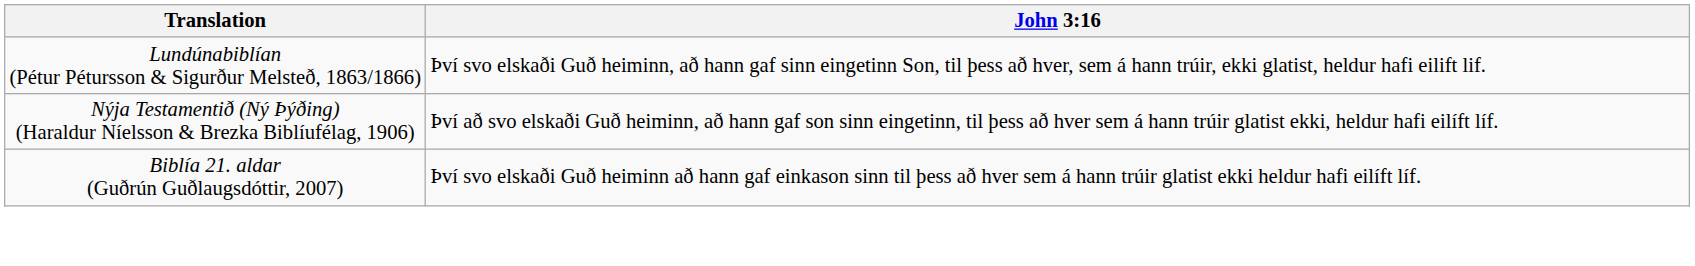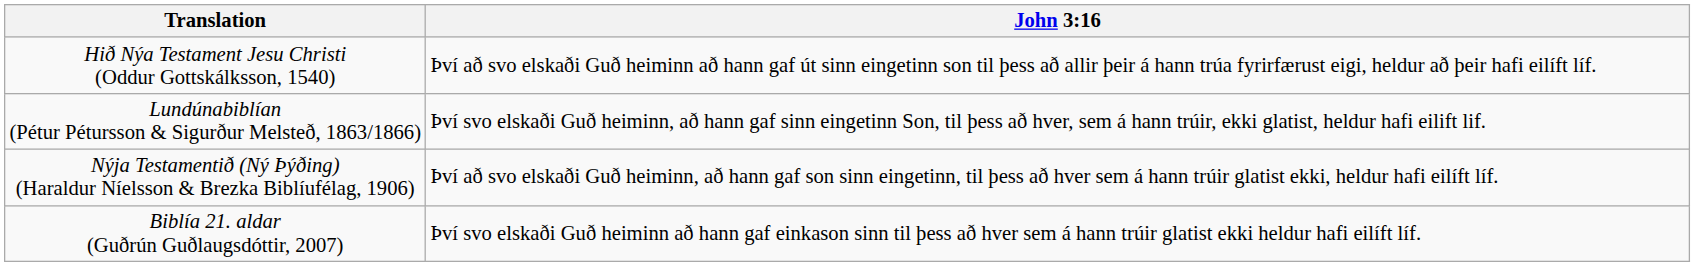+ row: (215, 65)
